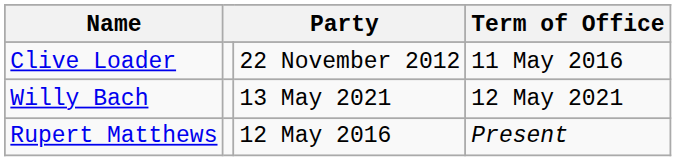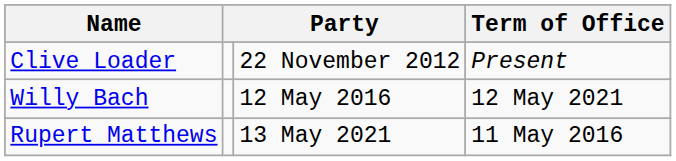(547, 61) 11 May 2016 -> (520, 61) Present
(315, 99) 13 May 2021 -> (315, 99) 12 May 2016
(315, 136) 12 May 2016 -> (315, 136) 13 May 2021
(520, 136) Present -> (547, 136) 11 May 2016
